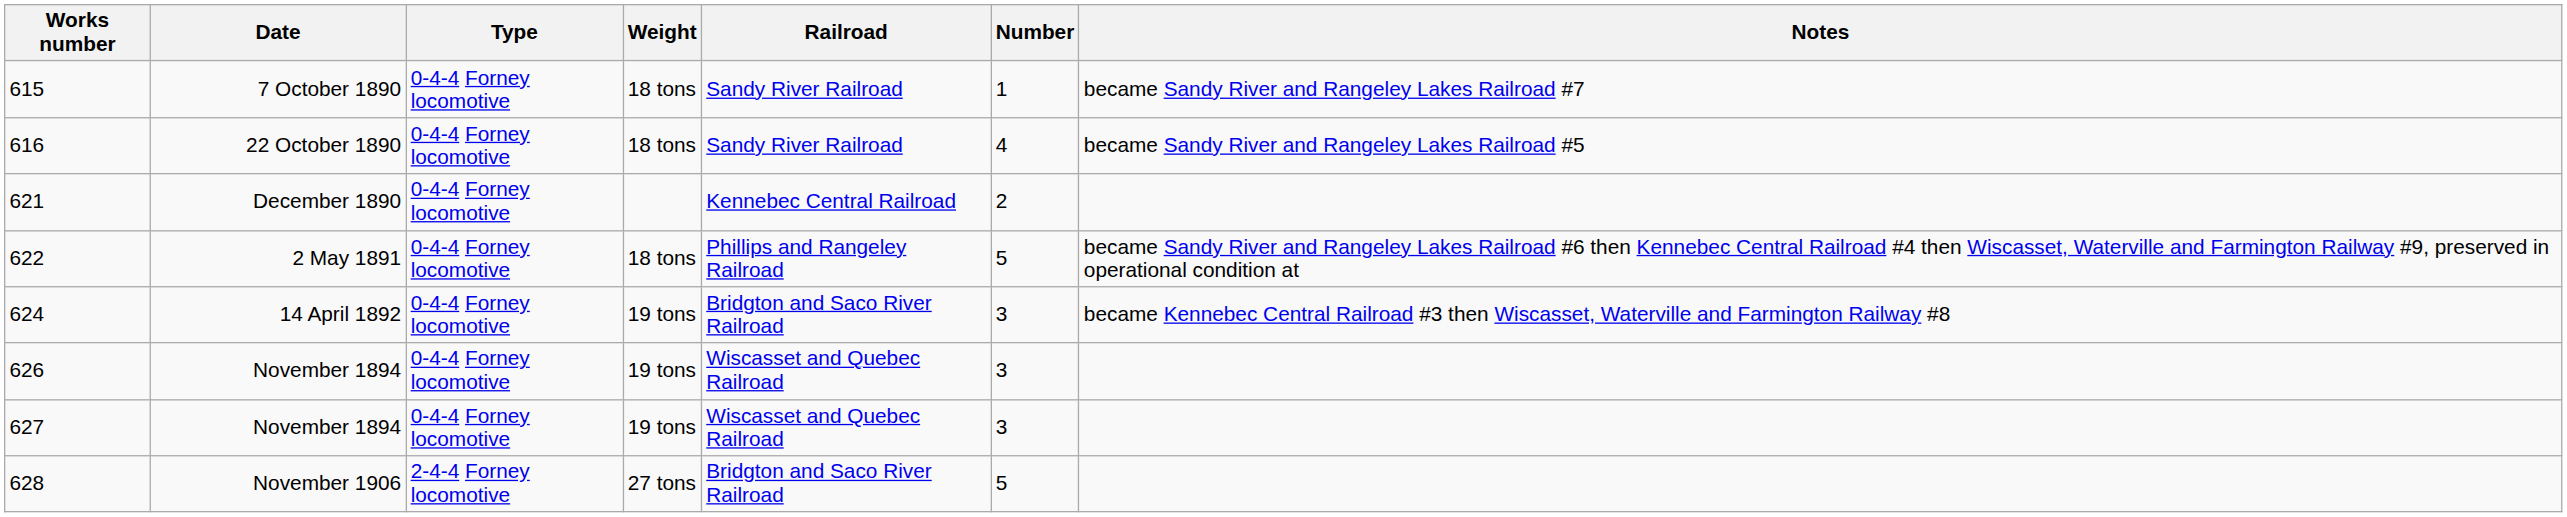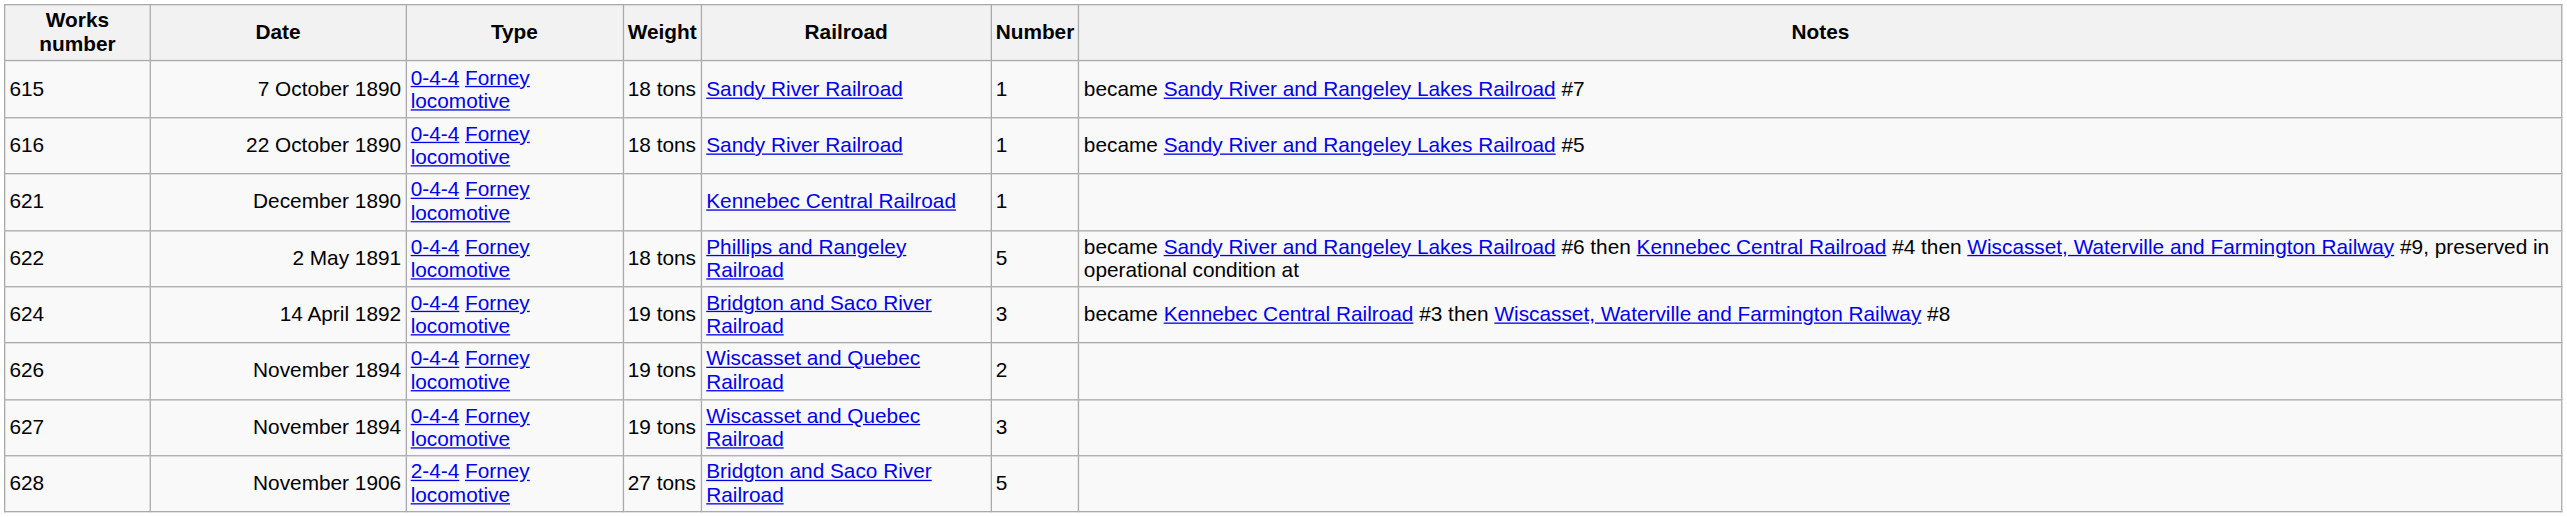(1001, 145) 4 -> (1001, 145) 1
(1001, 201) 2 -> (1001, 201) 1
(1001, 371) 3 -> (1001, 371) 2
